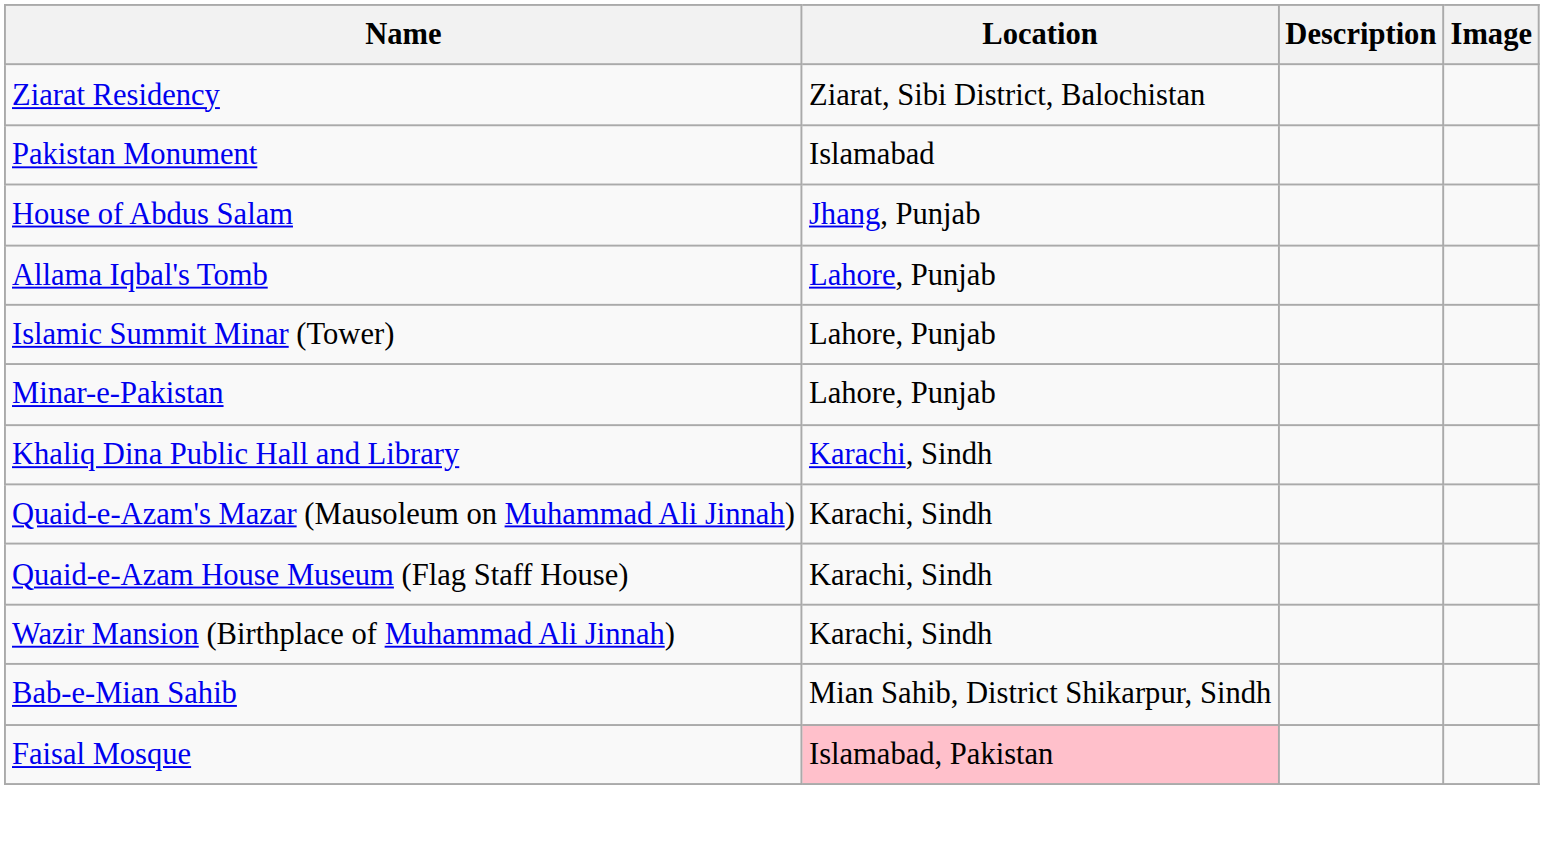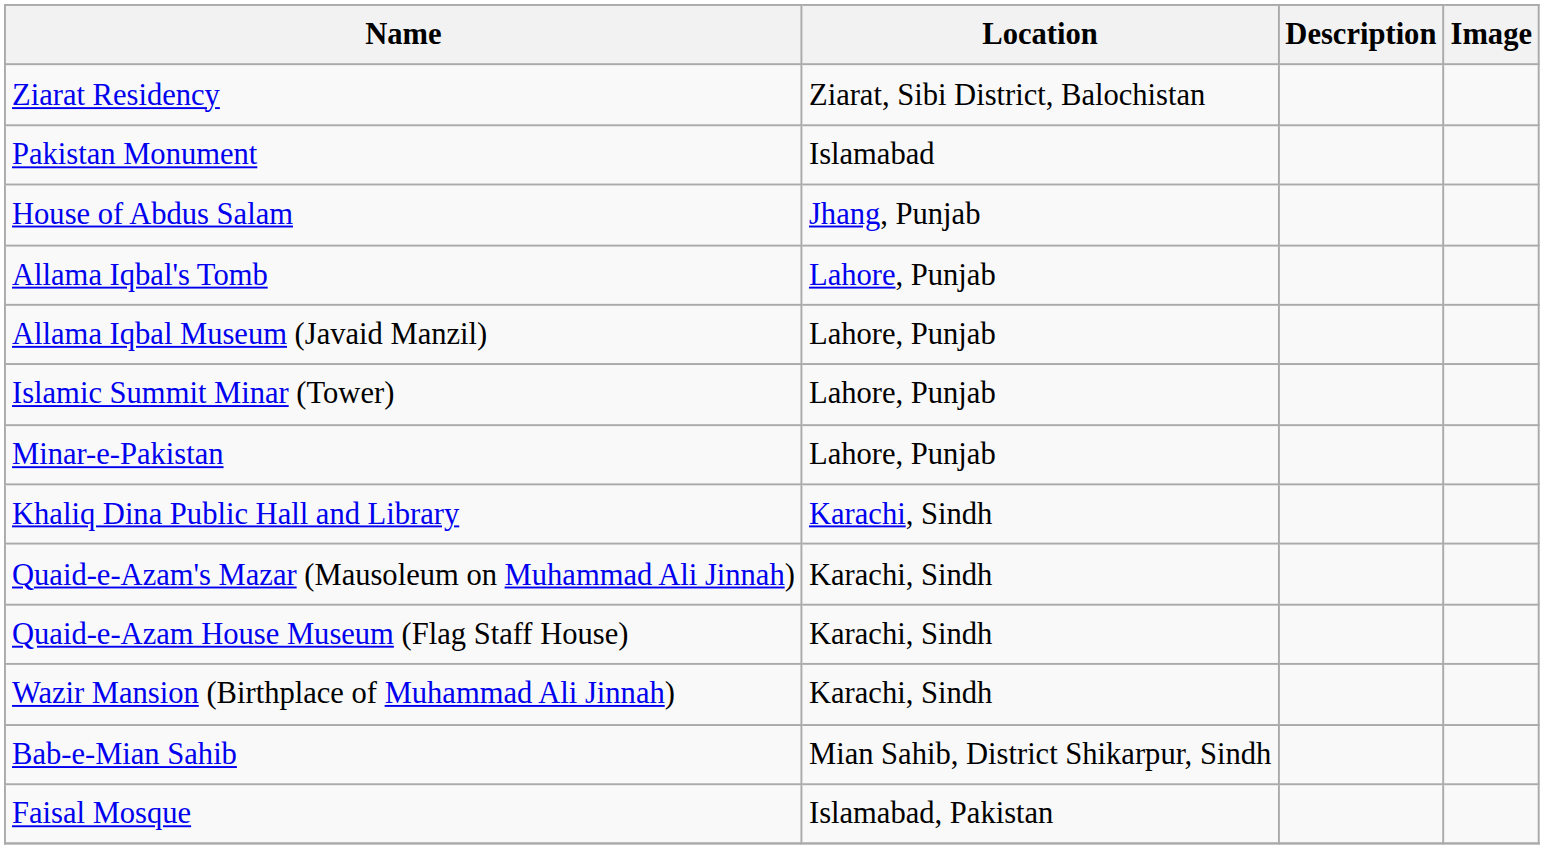+ row: (250, 334)
(931, 753) pink background -> (931, 813) no background
